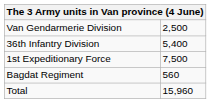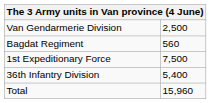rows swapped: (53, 43) <-> (45, 75)
